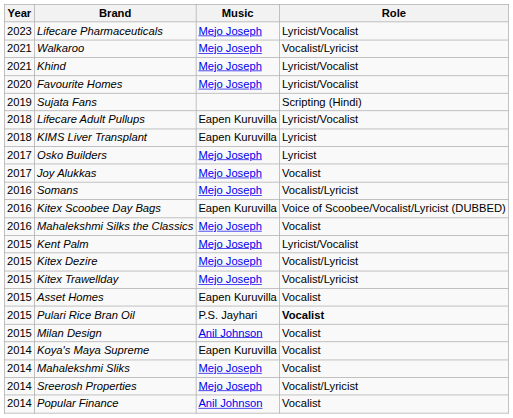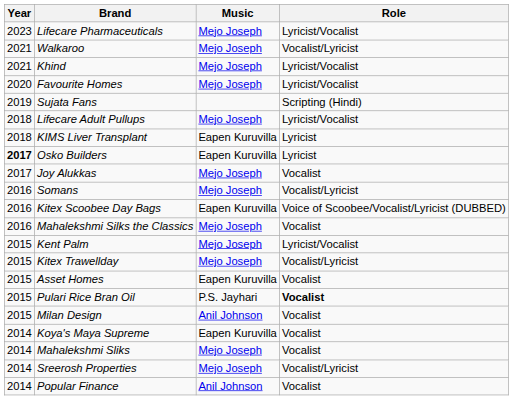(238, 119) Eapen Kuruvilla -> (230, 119) Mejo Joseph
(19, 155) normal -> (19, 155) bold
(230, 155) Mejo Joseph -> (238, 155) Eapen Kuruvilla
- row: (67, 262)
